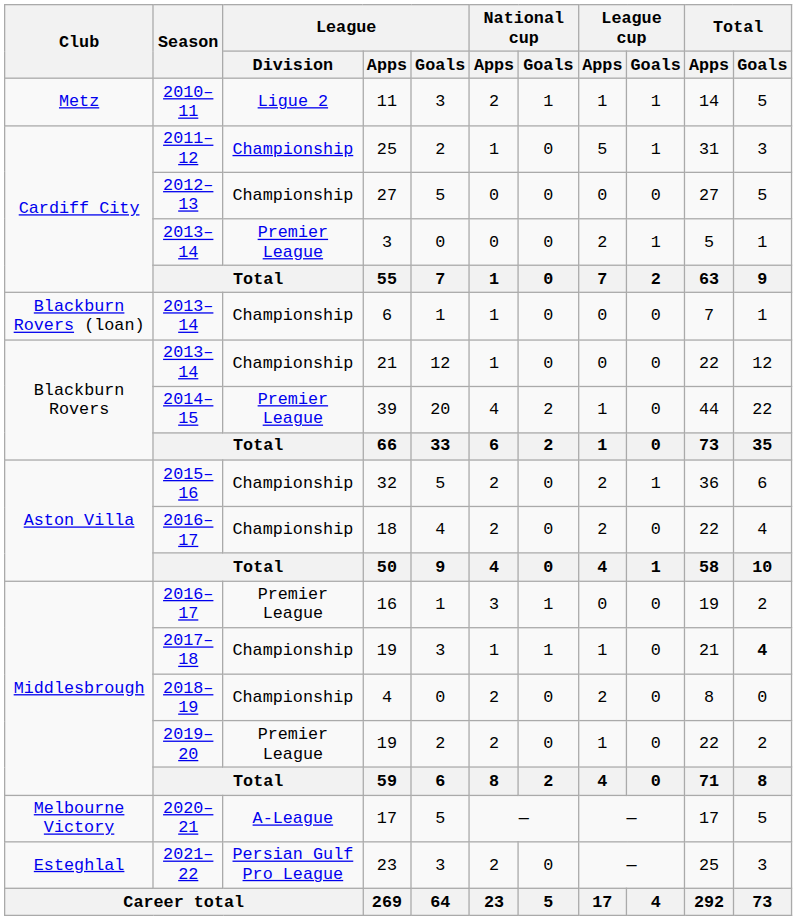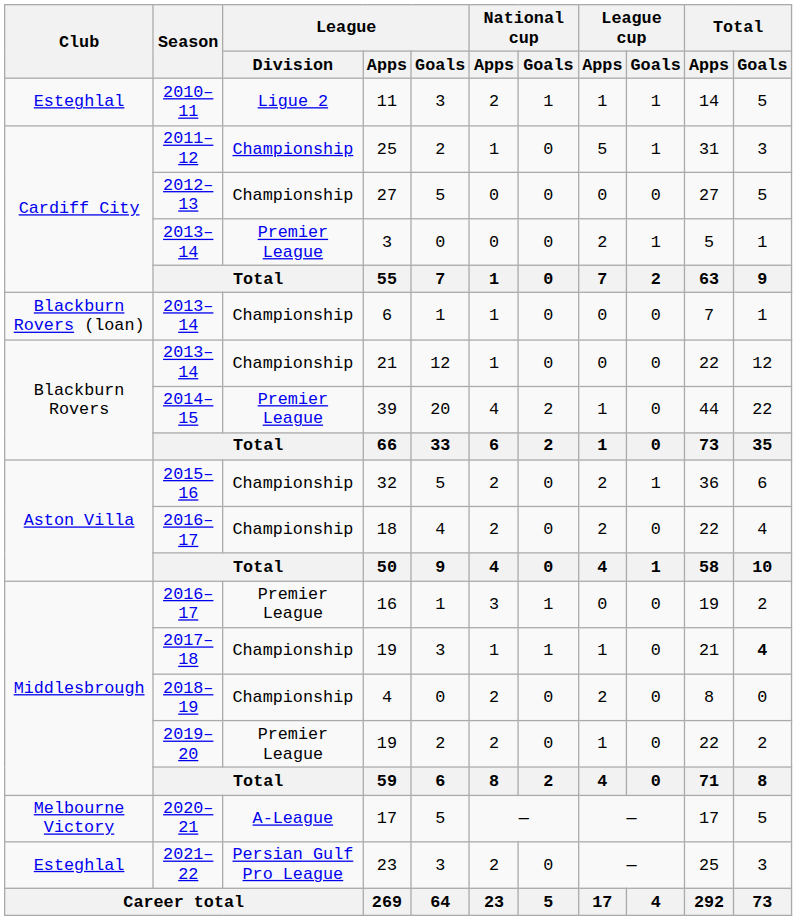(79, 102) Metz -> (79, 102) Esteghlal
